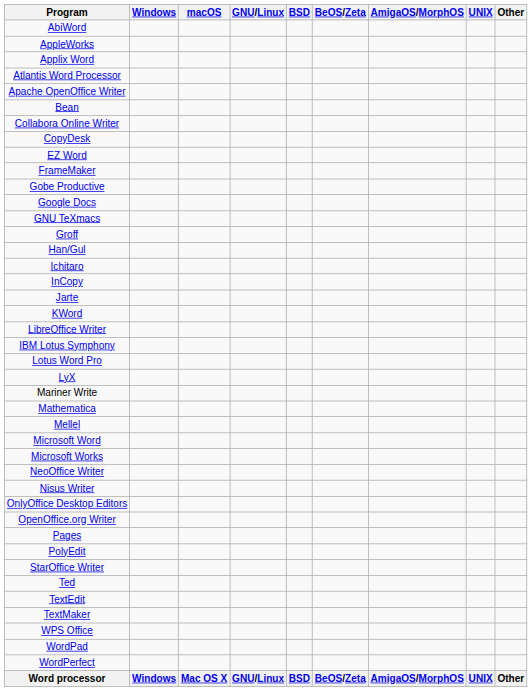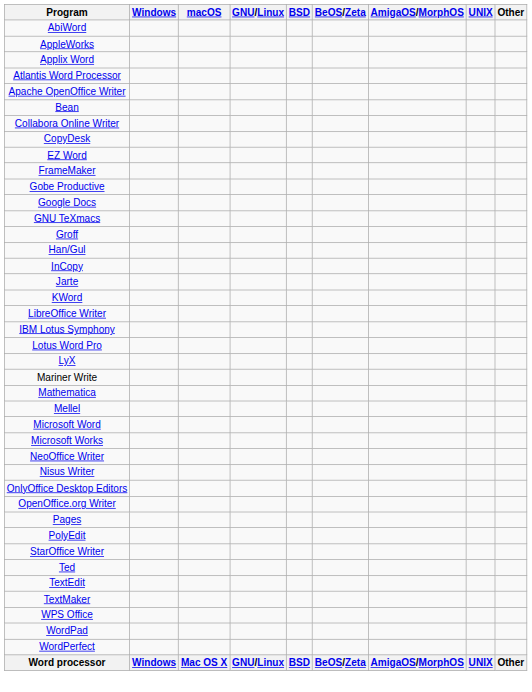- row: (67, 266)
